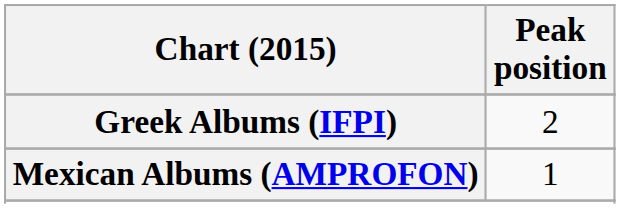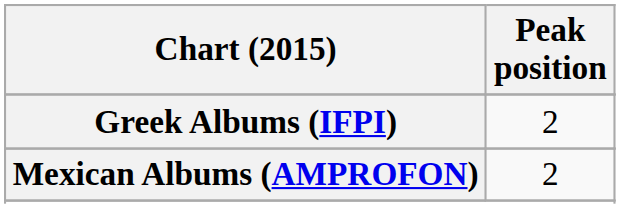(550, 173) 1 -> (550, 173) 2
